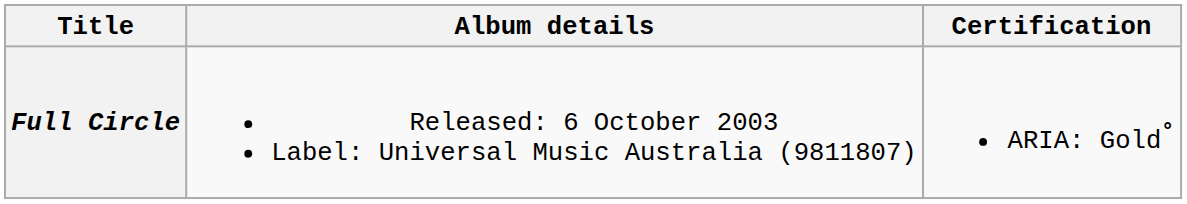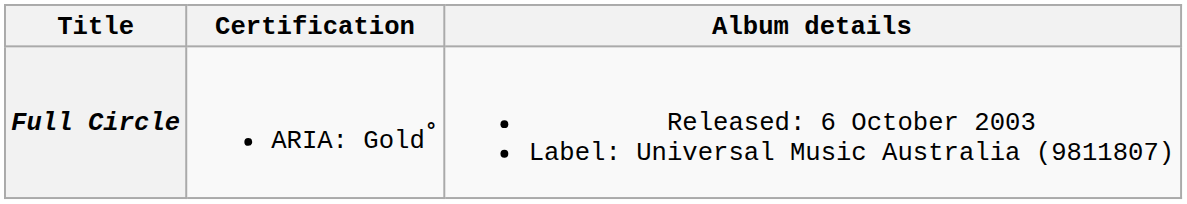columns swapped: (554, 26) <-> (1051, 26)
